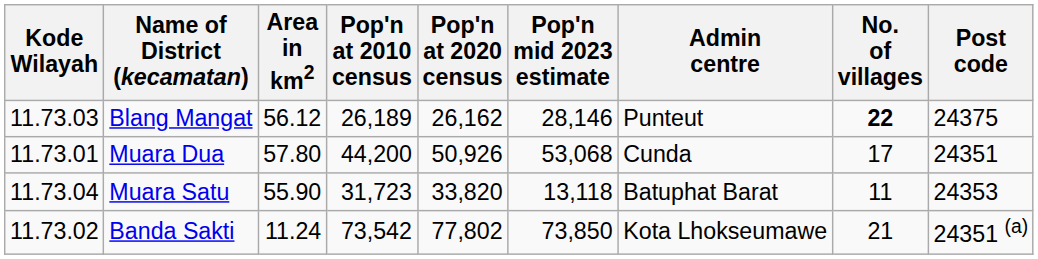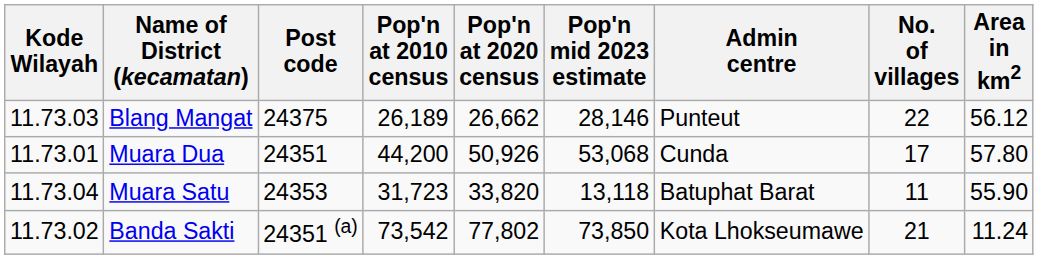columns swapped: (292, 52) <-> (981, 52)
(467, 118) 26,162 -> (504, 118) 26,662
(880, 118) bold -> (917, 118) normal
